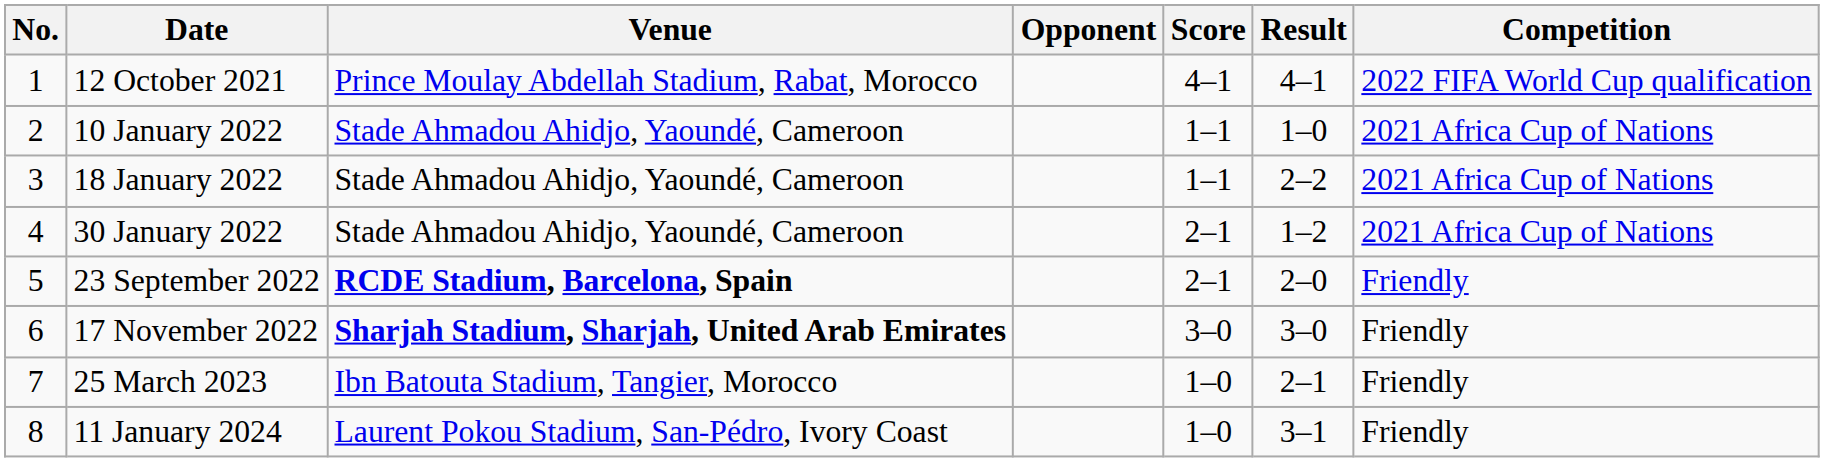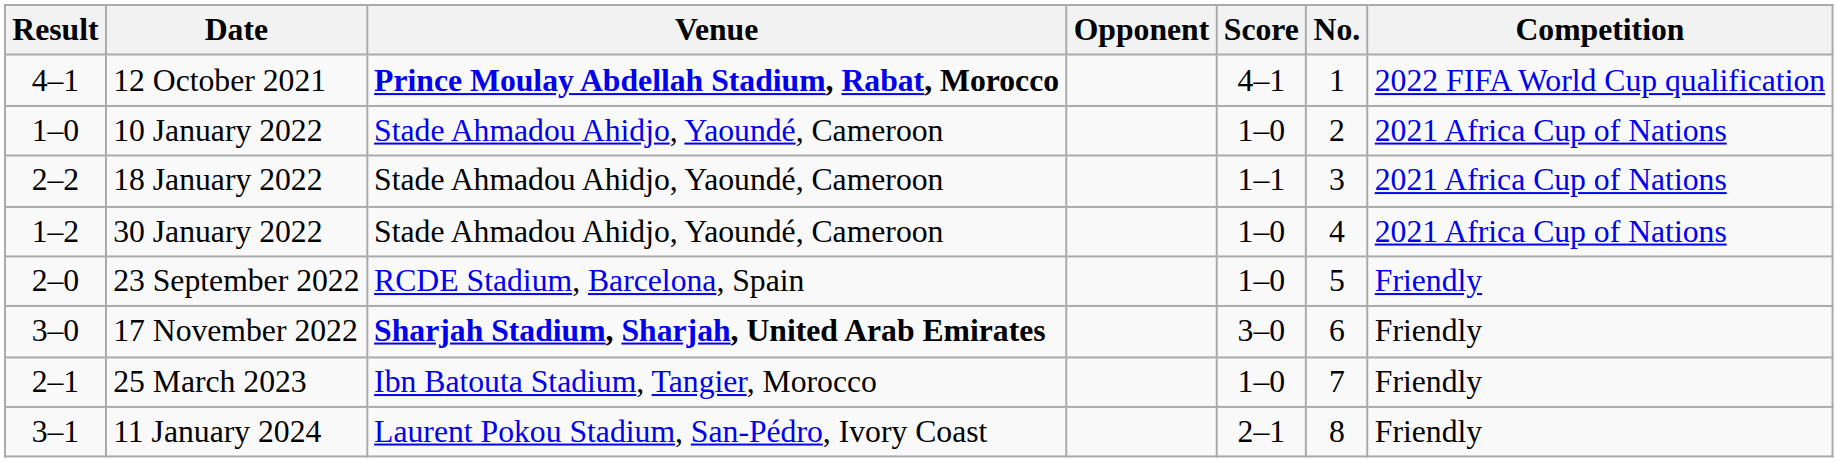columns swapped: (36, 29) <-> (1304, 29)
(656, 79) normal -> (717, 79) bold
(1208, 130) 1–1 -> (1261, 130) 1–0
(1208, 230) 2–1 -> (1261, 230) 1–0
(564, 280) bold -> (589, 280) normal
(1208, 280) 2–1 -> (1261, 280) 1–0
(1208, 431) 1–0 -> (1261, 431) 2–1
